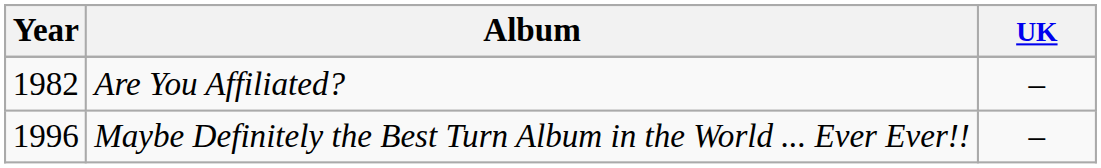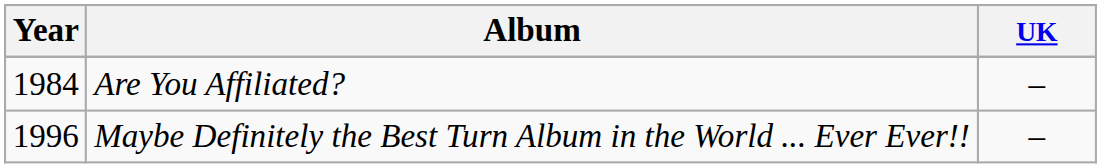(46, 83) 1982 -> (46, 83) 1984
